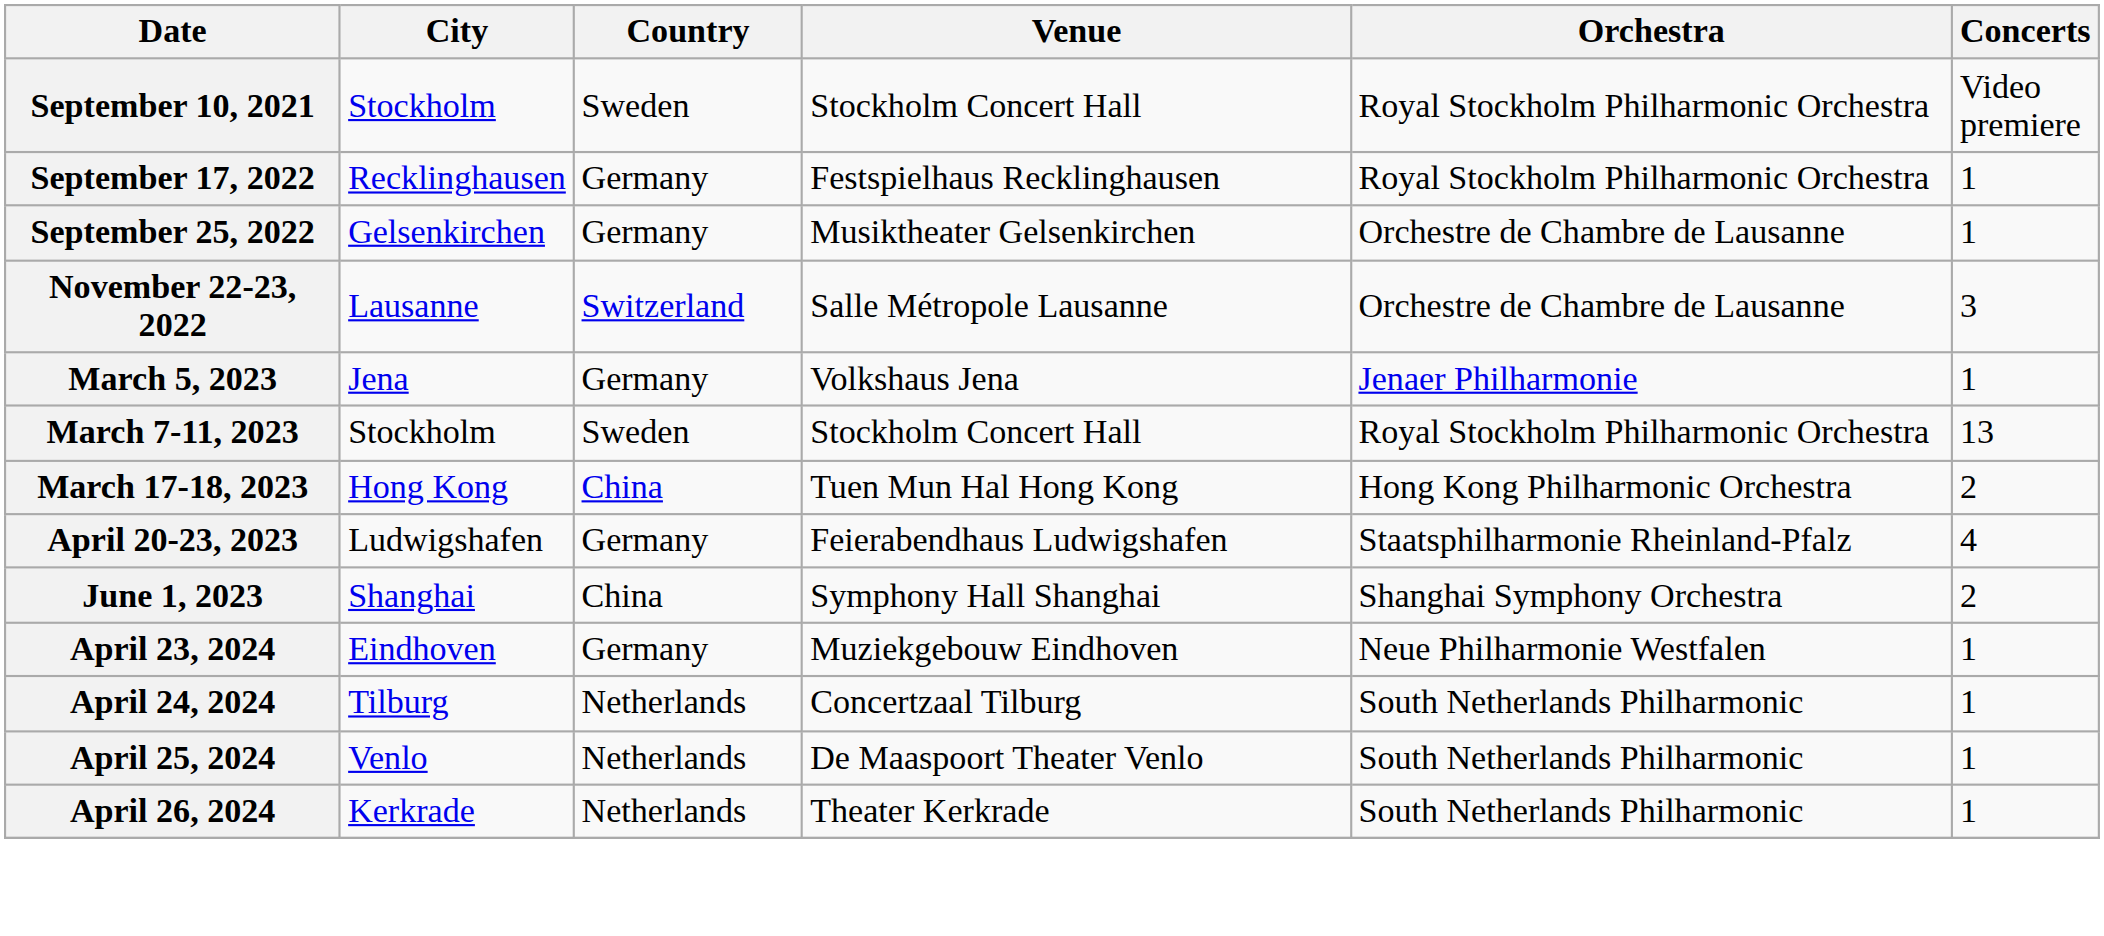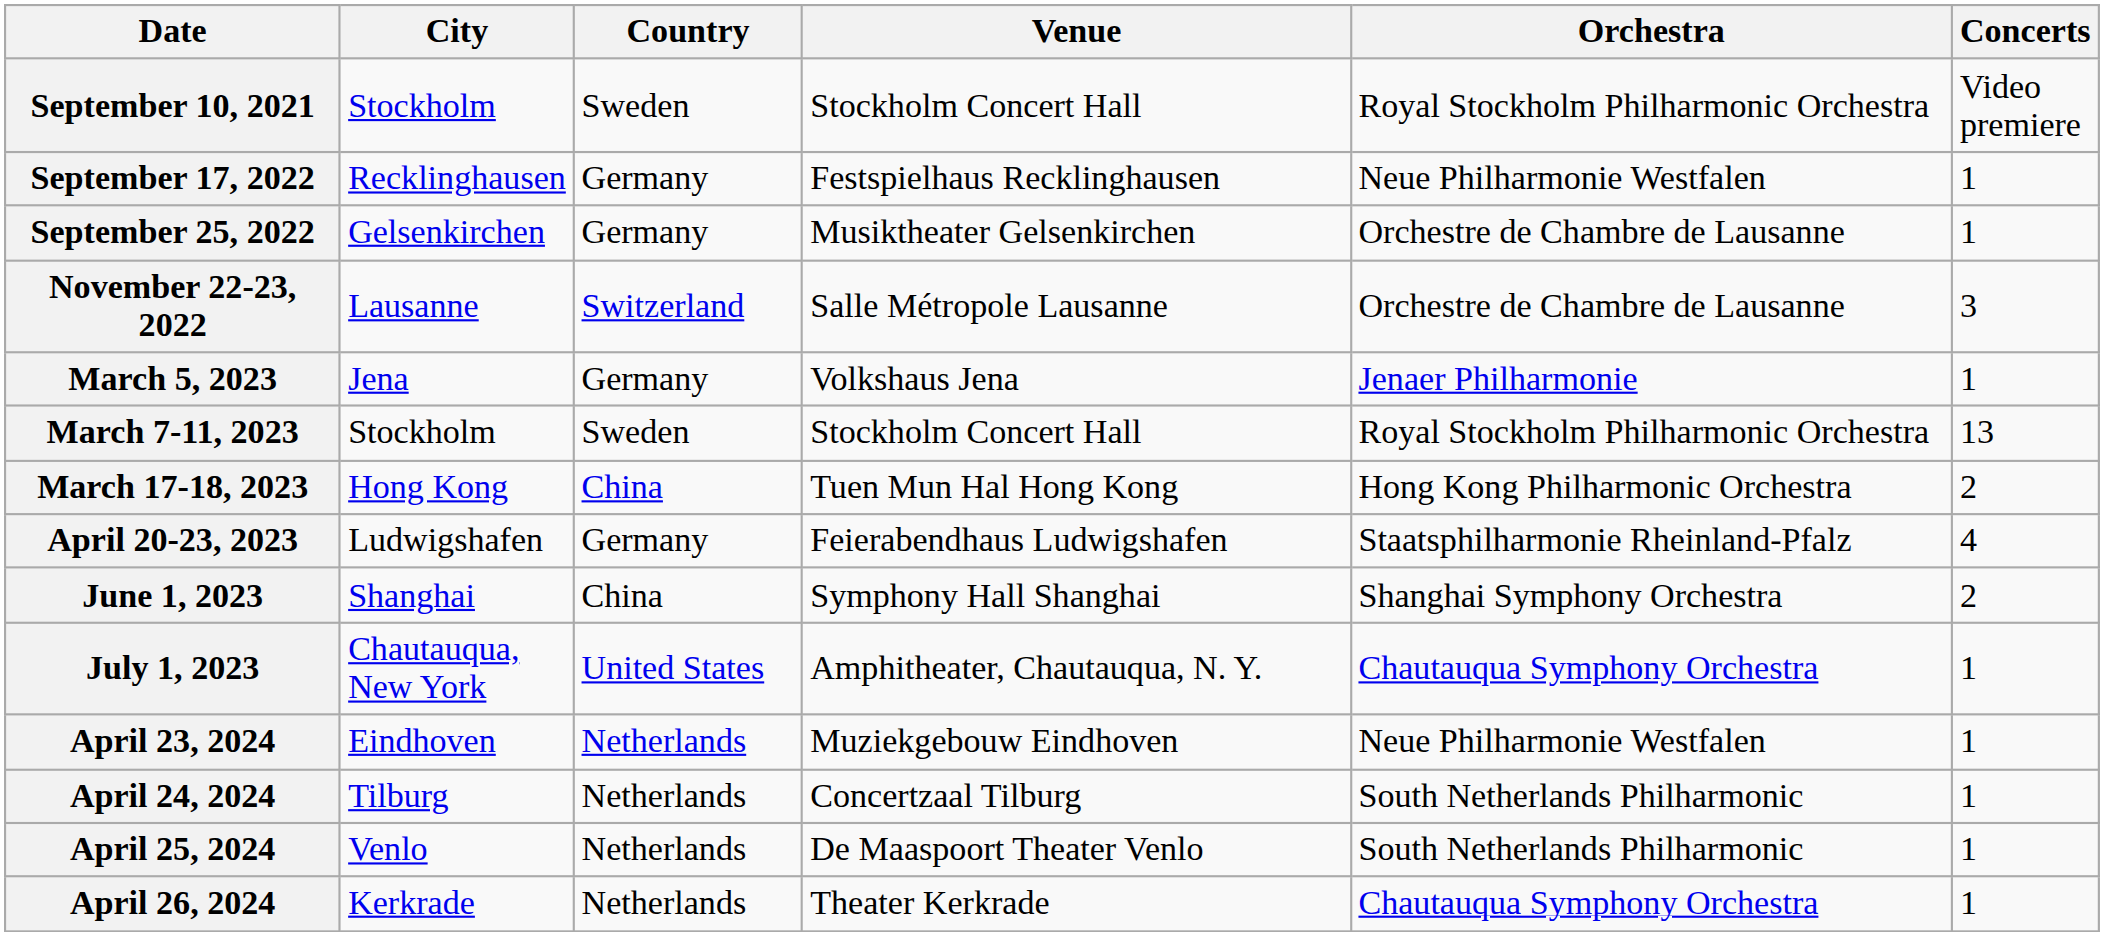(1644, 177) Royal Stockholm Philharmonic Orchestra -> (1562, 177) Neue Philharmonie Westfalen
+ row: (173, 667)
(645, 648) Germany -> (664, 741) Netherlands
(1581, 810) South Netherlands Philharmonic -> (1588, 903) Chautauqua Symphony Orchestra
